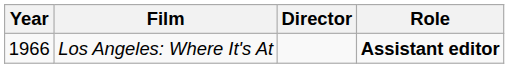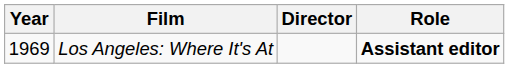(29, 48) 1966 -> (29, 48) 1969
